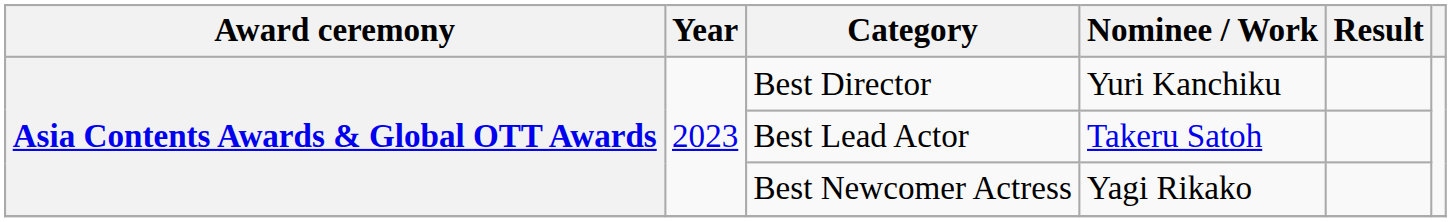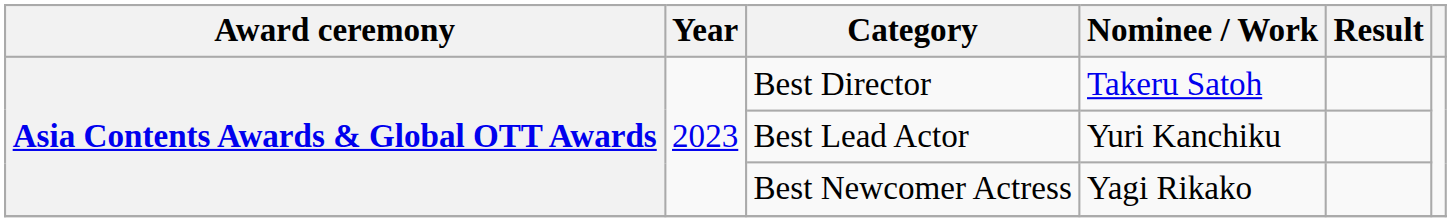(1184, 83) Yuri Kanchiku -> (1175, 83) Takeru Satoh
(1175, 135) Takeru Satoh -> (1184, 135) Yuri Kanchiku
